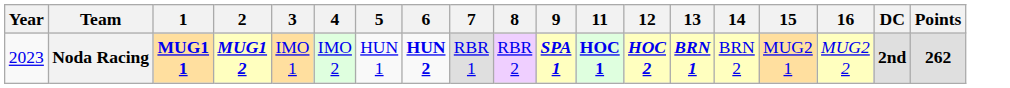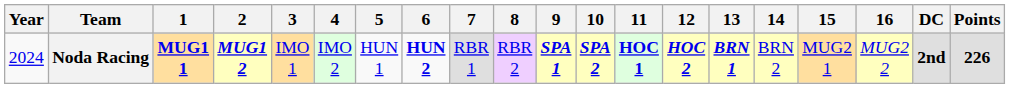+ column: (595, 18)
(26, 57) 2023 -> (26, 57) 2024
(938, 57) 262 -> (977, 57) 226
